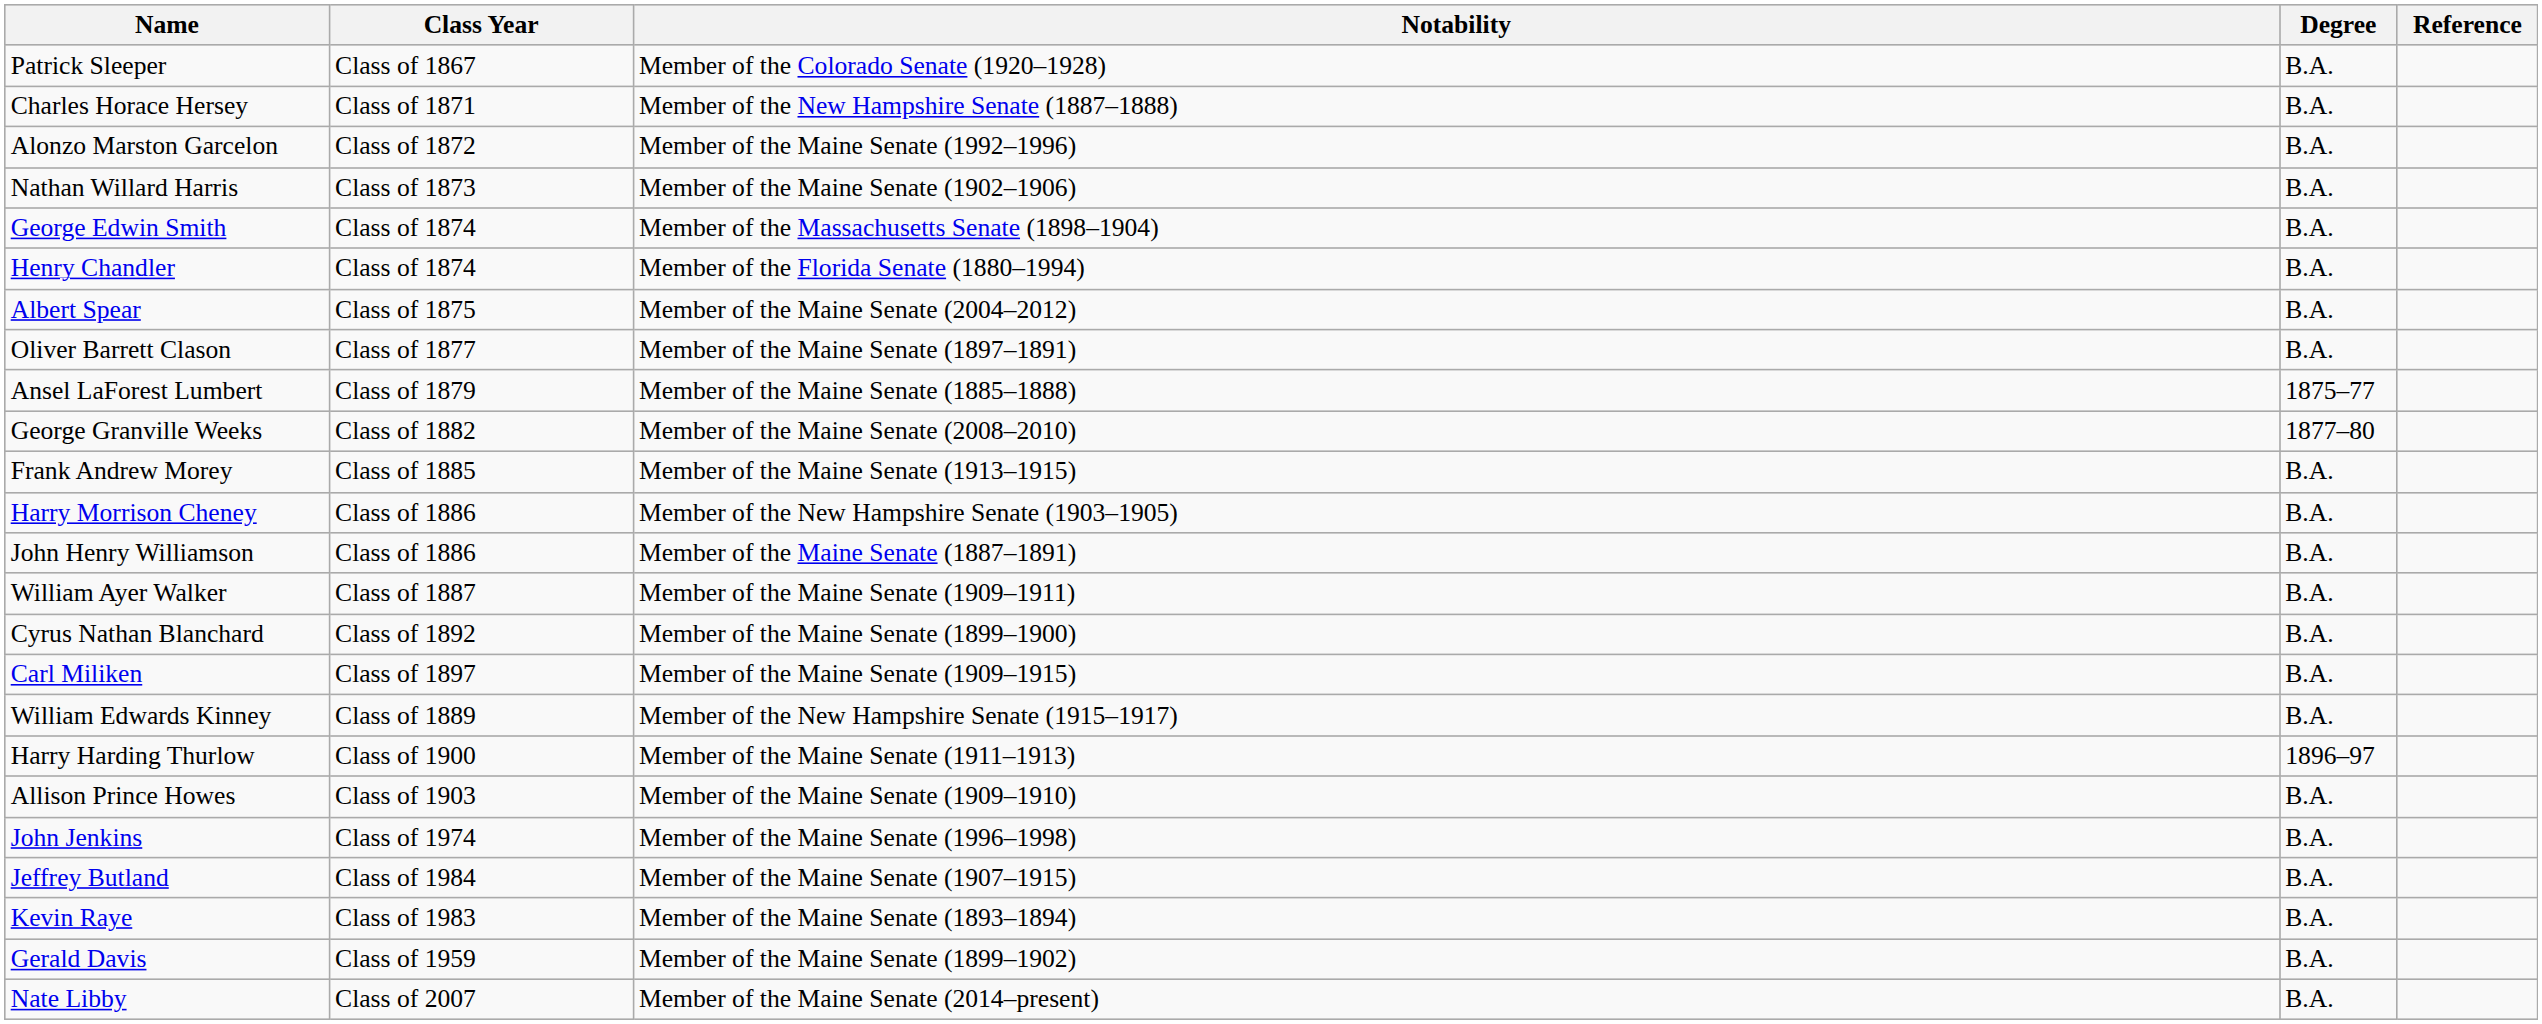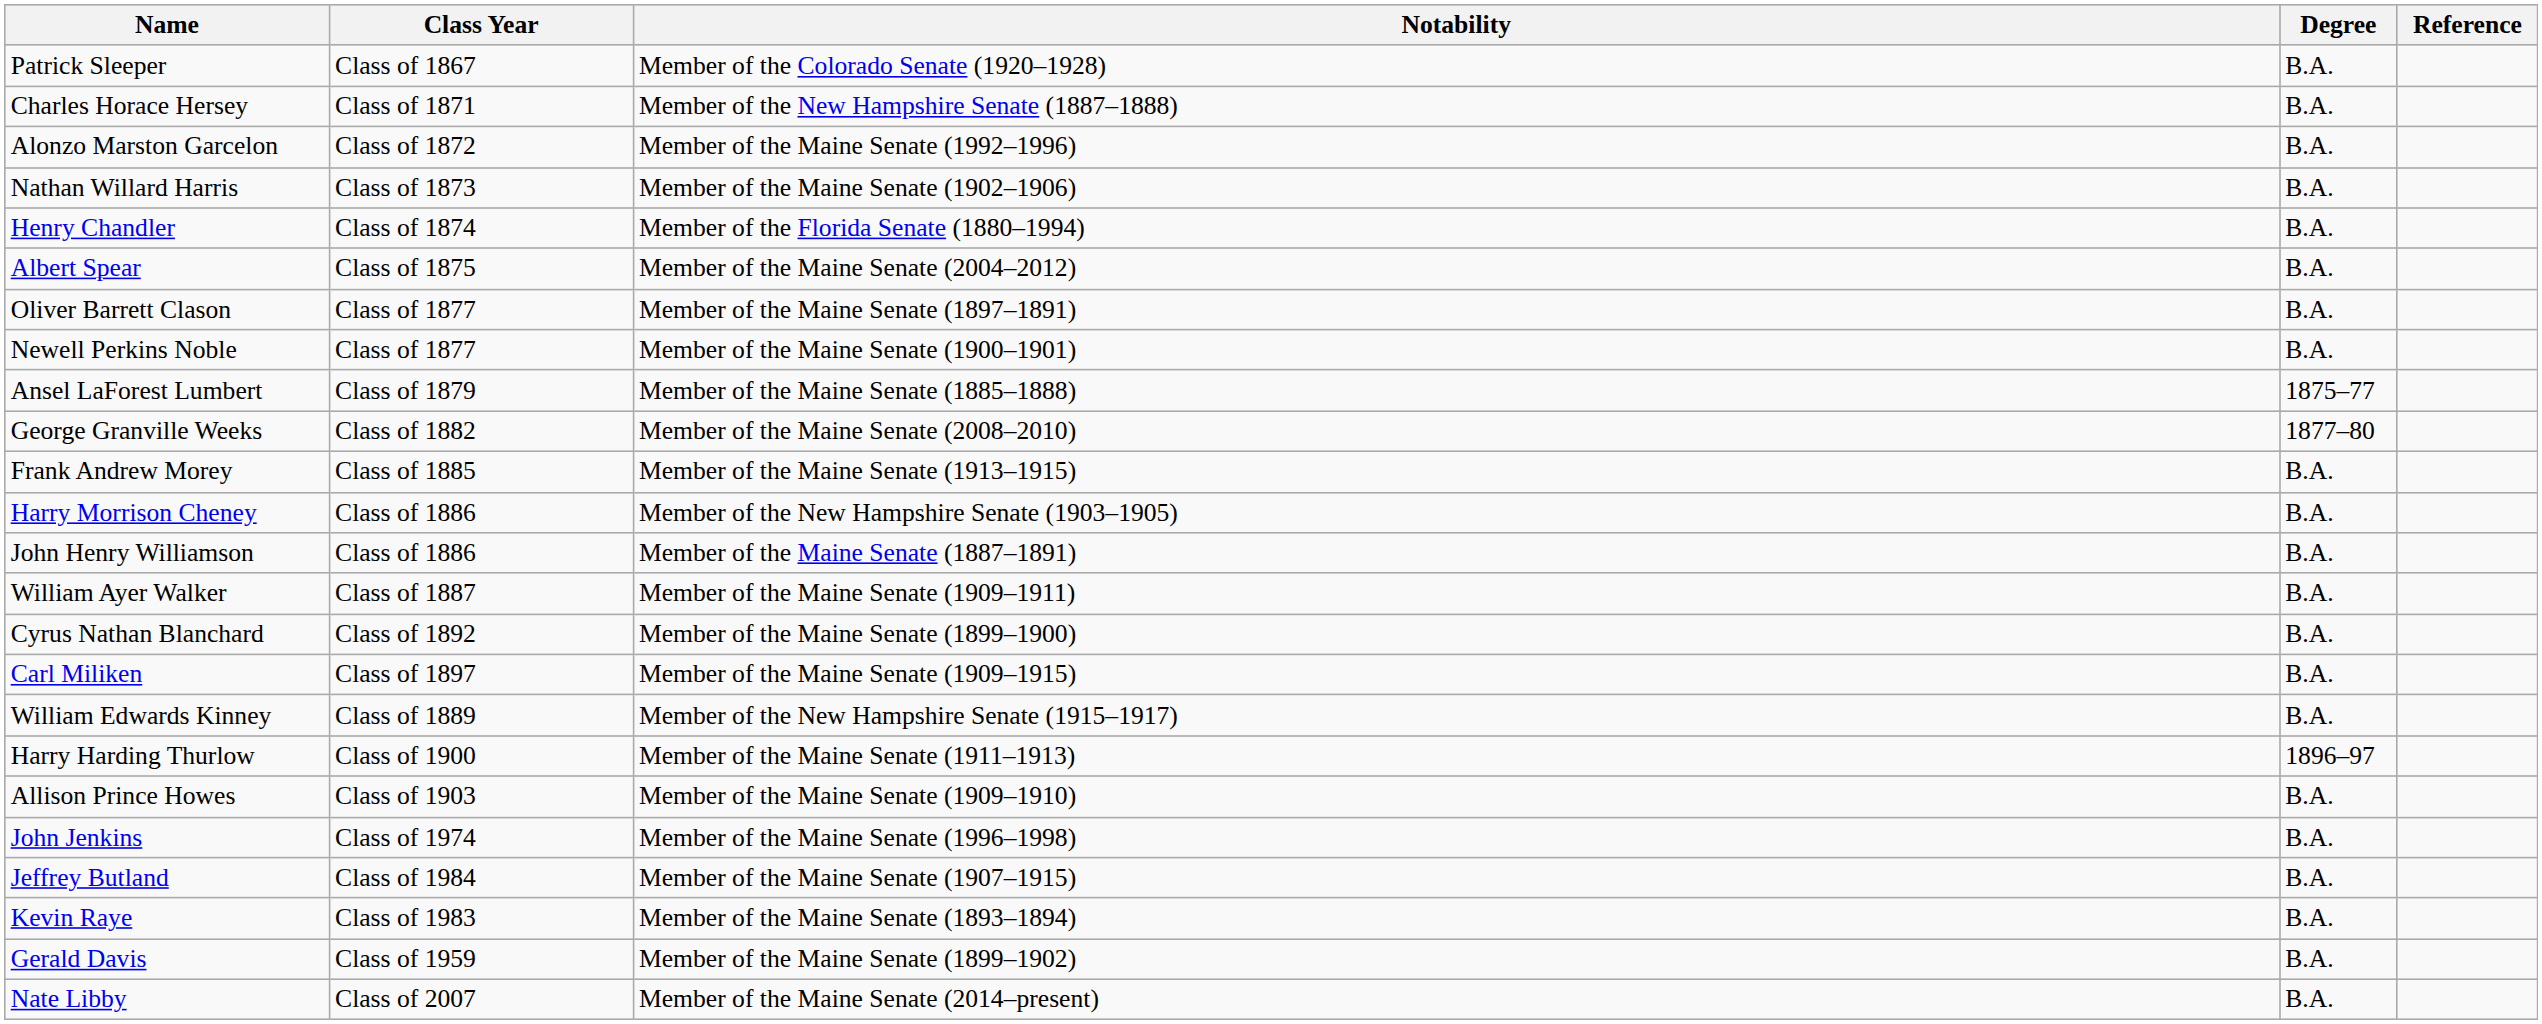- row: (119, 227)
+ row: (124, 349)
